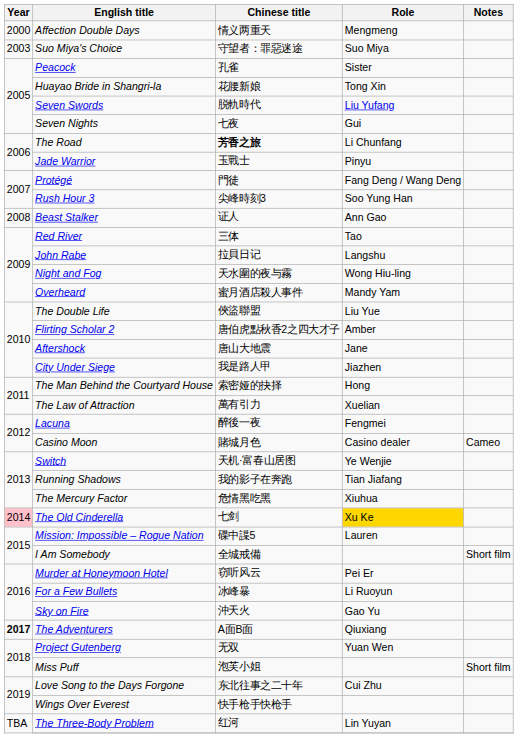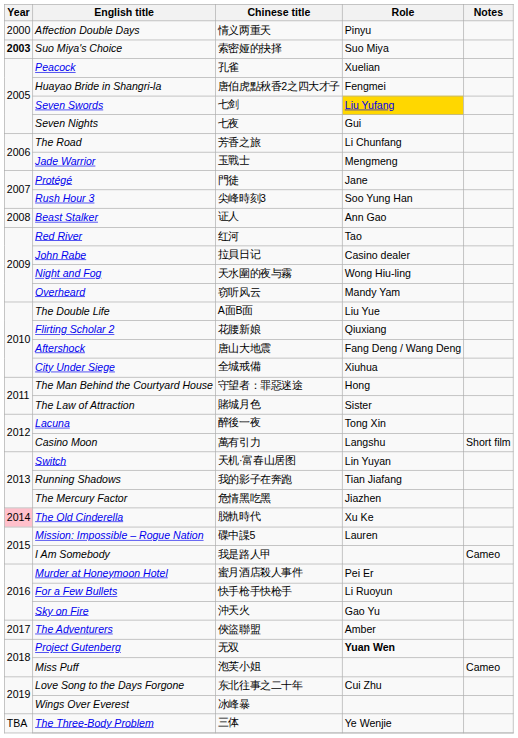(371, 30) Mengmeng -> (358, 30) Pinyu
(19, 49) normal -> (19, 49) bold
(260, 49) 守望者：罪惡迷途 -> (250, 49) 索密娅的抉择
(358, 68) Sister -> (362, 68) Xuelian
(239, 86) 花腰新娘 -> (279, 86) 唐伯虎點秋香2之四大才子
(365, 86) Tong Xin -> (365, 86) Fengmei
(239, 105) 脱軌時代 -> (228, 105) 七剑
(370, 105) no background -> (370, 105) gold background
(239, 142) bold -> (239, 142) normal
(358, 161) Pinyu -> (371, 161) Mengmeng
(403, 180) Fang Deng / Wang Deng -> (356, 180) Jane
(228, 236) 三体 -> (228, 236) 红河
(365, 255) Langshu -> (377, 255) Casino dealer
(260, 292) 蜜月酒店殺人事件 -> (239, 292) 窃听风云
(239, 311) 俠盜聯盟 -> (235, 311) A面B面
(279, 329) 唐伯虎點秋香2之四大才子 -> (239, 329) 花腰新娘
(360, 330) Amber -> (366, 330) Qiuxiang
(356, 348) Jane -> (403, 348) Fang Deng / Wang Deng
(244, 367) 我是路人甲 -> (239, 367) 全城戒備
(363, 367) Jiazhen -> (361, 367) Xiuhua
(250, 386) 索密娅的抉择 -> (260, 386) 守望者：罪惡迷途
(239, 404) 萬有引力 -> (239, 404) 賭城月色
(362, 405) Xuelian -> (358, 405) Sister
(365, 423) Fengmei -> (365, 423) Tong Xin
(239, 442) 賭城月色 -> (239, 442) 萬有引力
(377, 442) Casino dealer -> (365, 442) Langshu
(483, 442) Cameo -> (488, 442) Short film
(368, 461) Ye Wenjie -> (368, 461) Lin Yuyan
(361, 498) Xiuhua -> (363, 498) Jiazhen
(228, 517) 七剑 -> (239, 517) 脱軌時代
(359, 517) gold background -> (359, 517) no background
(239, 554) 全城戒備 -> (244, 554) 我是路人甲
(488, 554) Short film -> (483, 554) Cameo
(239, 573) 窃听风云 -> (260, 573) 蜜月酒店殺人事件
(234, 592) 冰峰暴 -> (255, 592) 快手枪手快枪手
(19, 629) bold -> (19, 629) normal
(235, 629) A面B面 -> (239, 629) 俠盜聯盟
(366, 629) Qiuxiang -> (360, 629) Amber
(369, 648) normal -> (370, 648) bold
(488, 667) Short film -> (483, 667) Cameo
(255, 704) 快手枪手快枪手 -> (234, 704) 冰峰暴
(228, 723) 红河 -> (228, 723) 三体
(368, 723) Lin Yuyan -> (368, 723) Ye Wenjie
